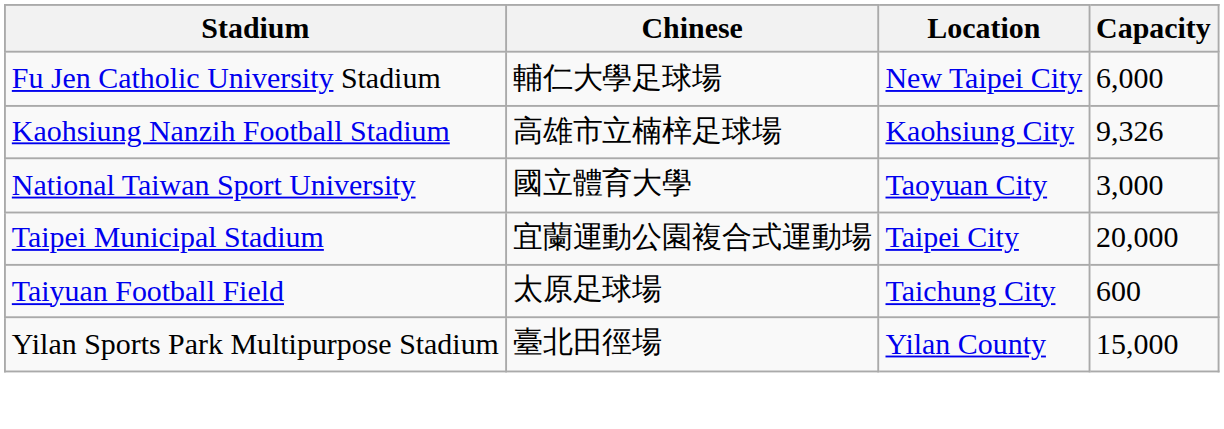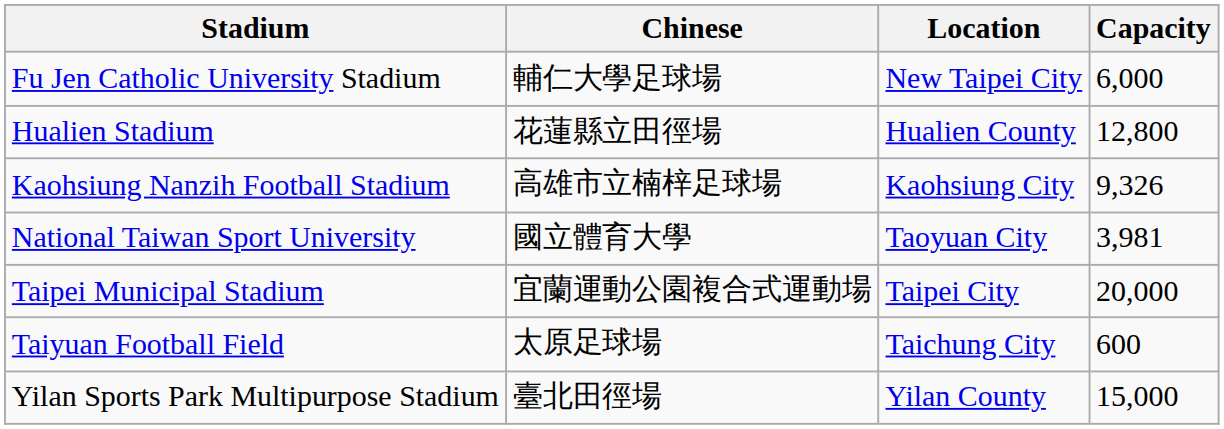+ row: (113, 131)
(1130, 184) 3,000 -> (1130, 237) 3,981
